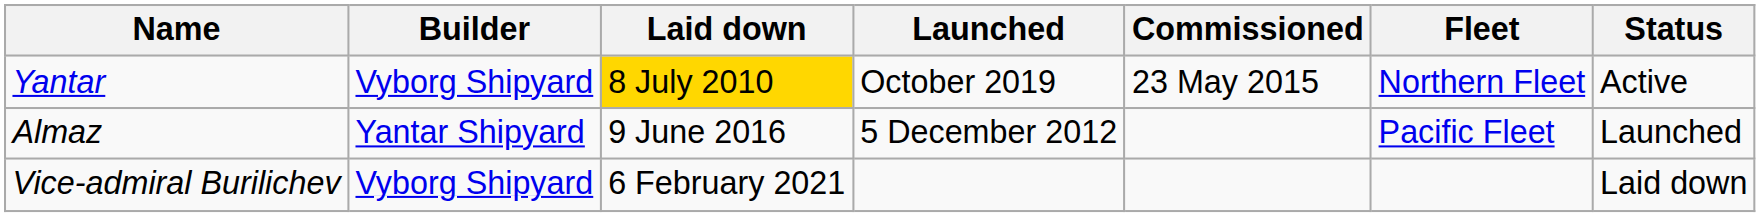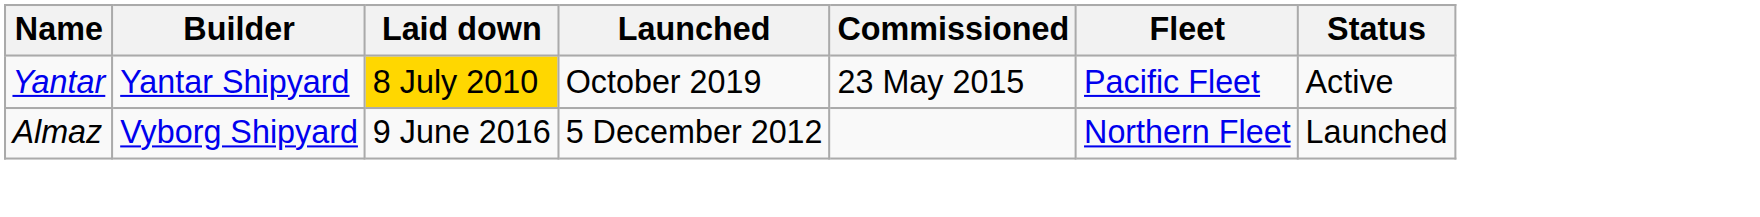(474, 81) Vyborg Shipyard -> (235, 81) Yantar Shipyard
(1482, 81) Northern Fleet -> (1172, 81) Pacific Fleet
(470, 132) Yantar Shipyard -> (239, 132) Vyborg Shipyard
(1467, 132) Pacific Fleet -> (1187, 132) Northern Fleet
- row: (177, 183)
